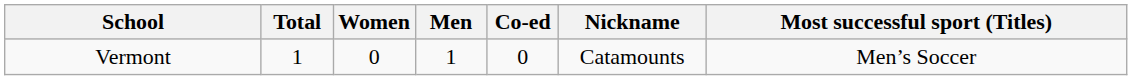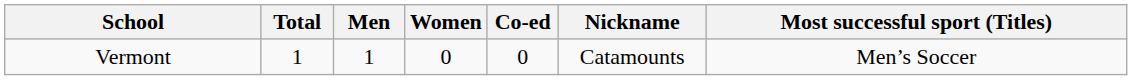columns swapped: (451, 21) <-> (374, 21)
